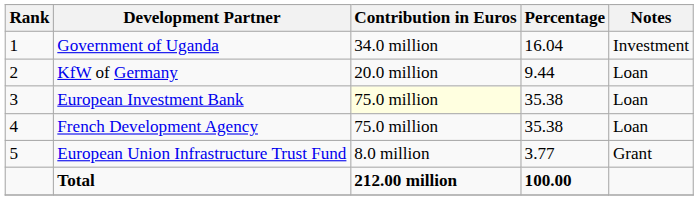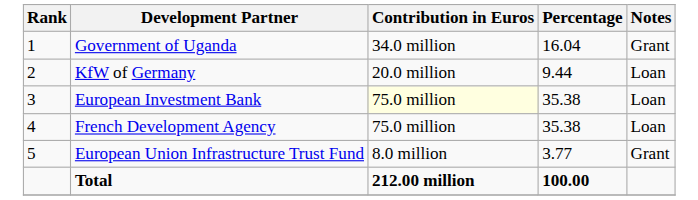(651, 45) Investment -> (650, 45) Grant
